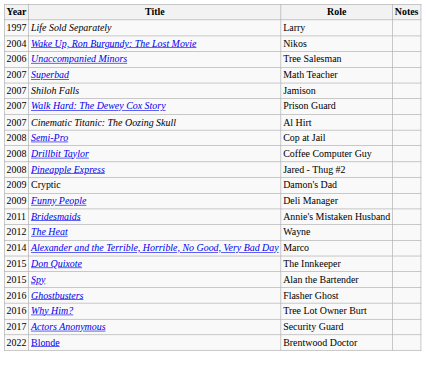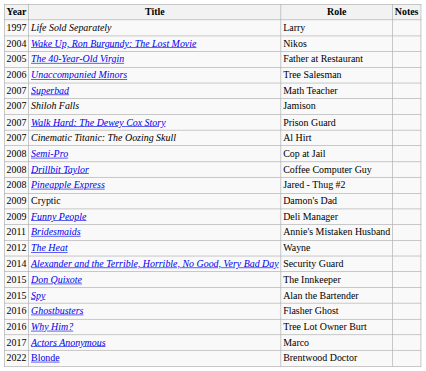+ row: (78, 59)
(296, 248) Marco -> (313, 264) Security Guard
(313, 327) Security Guard -> (296, 342) Marco
